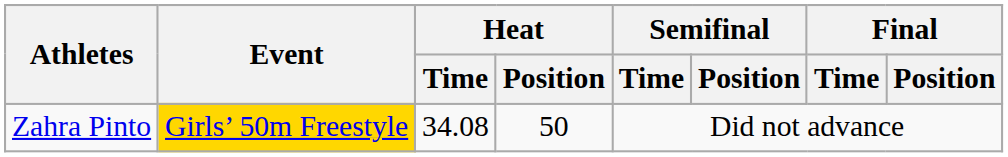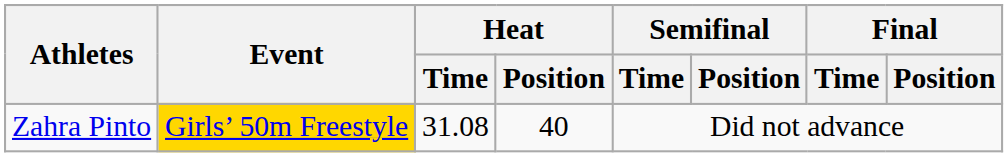(455, 127) 34.08 -> (455, 127) 31.08
(554, 127) 50 -> (554, 127) 40
